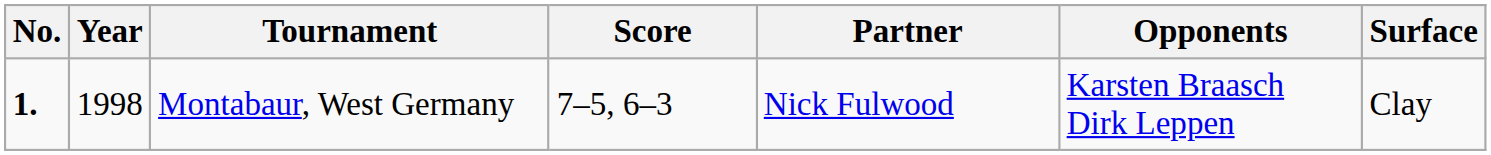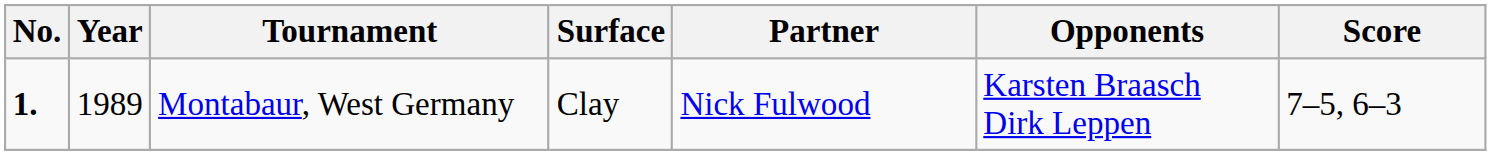columns swapped: (1424, 30) <-> (653, 30)
(110, 103) 1998 -> (110, 103) 1989
